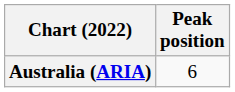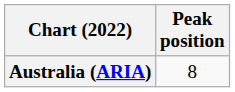(192, 71) 6 -> (192, 71) 8
